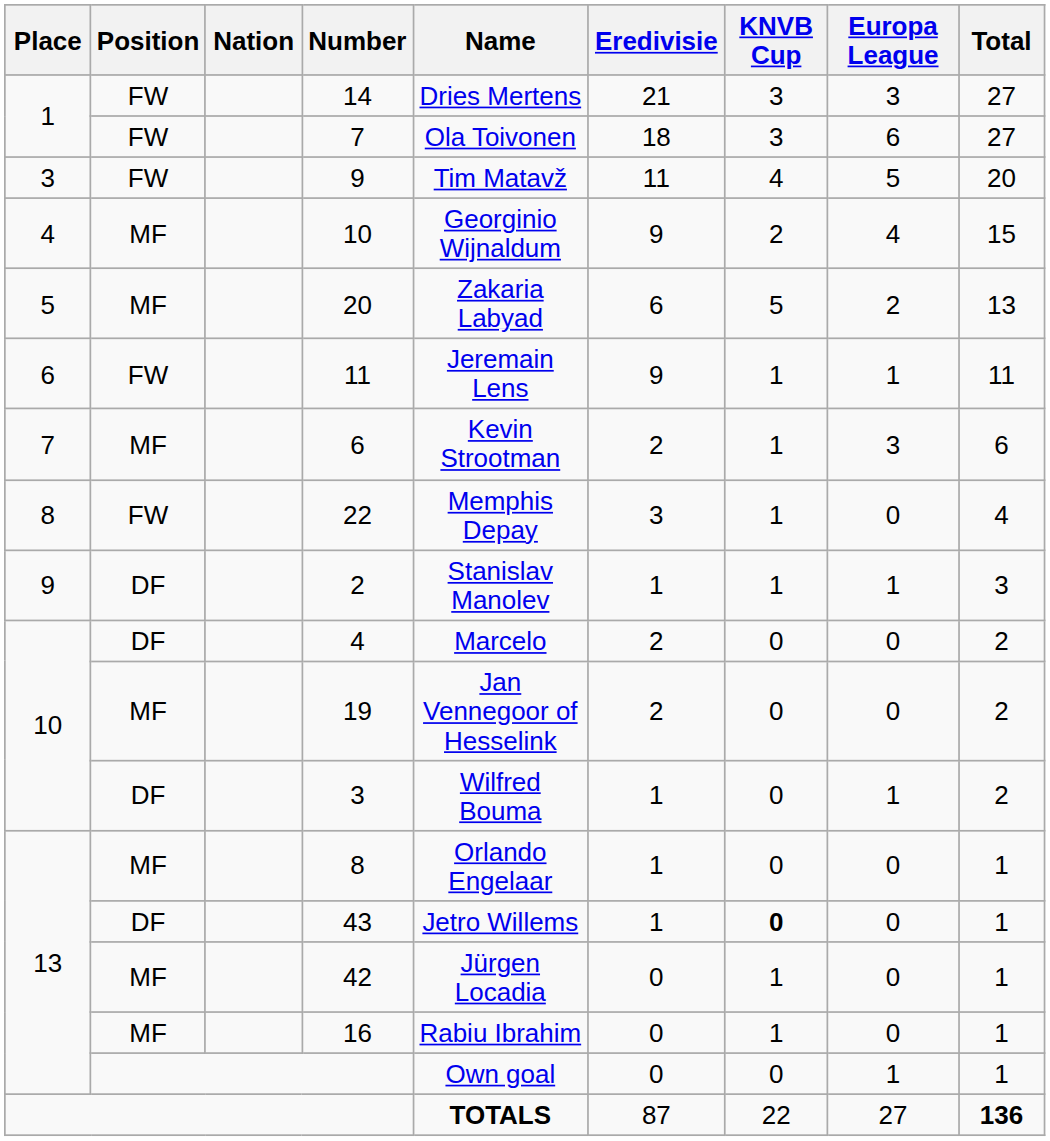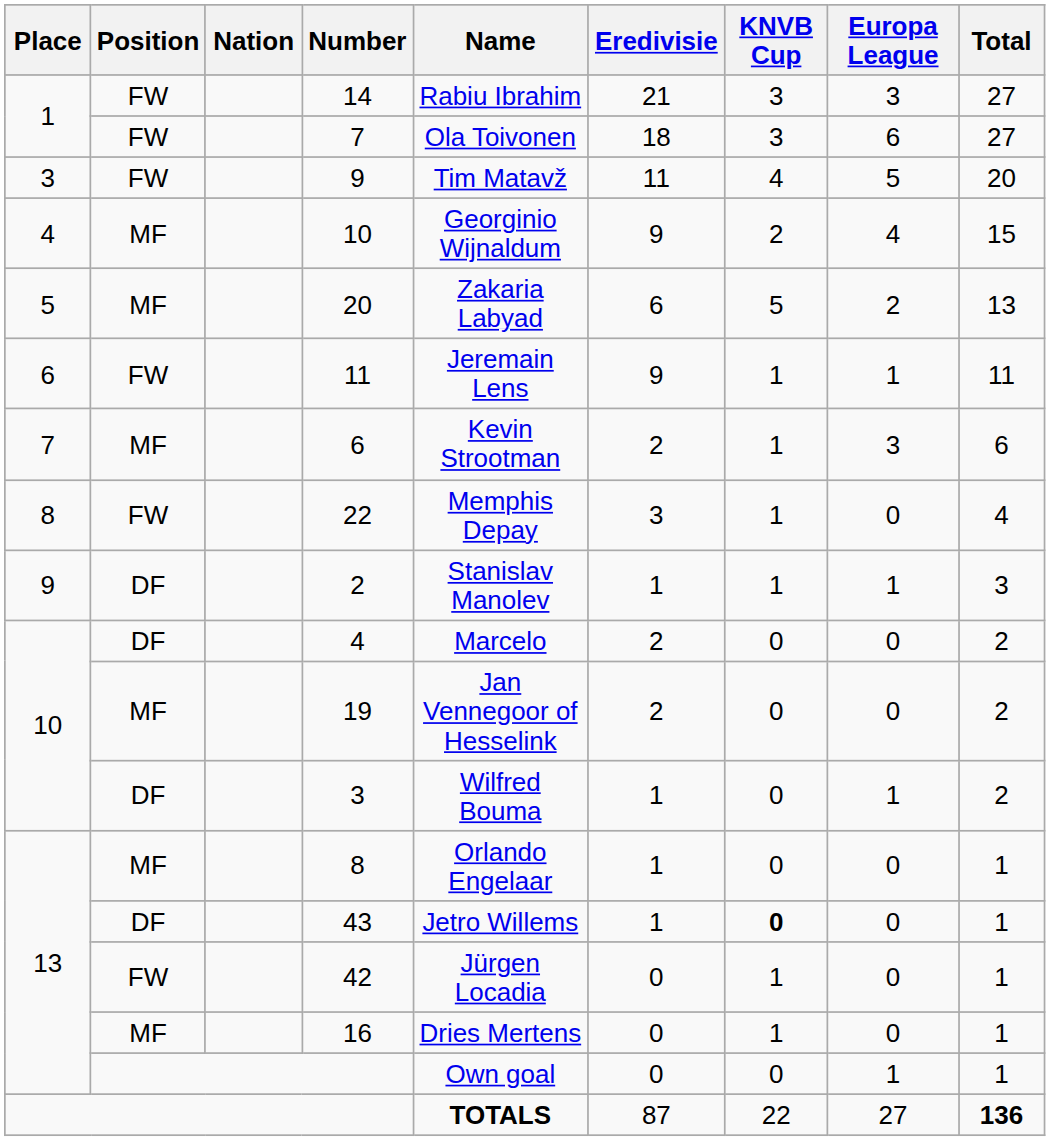(500, 96) Dries Mertens -> (500, 96) Rabiu Ibrahim
(148, 977) MF -> (148, 977) FW
(500, 1033) Rabiu Ibrahim -> (500, 1033) Dries Mertens
